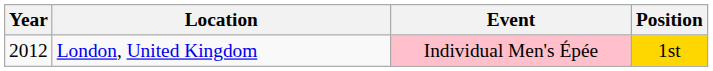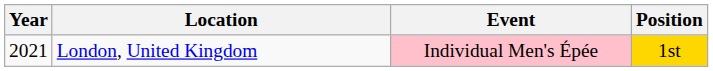(28, 50) 2012 -> (28, 50) 2021
